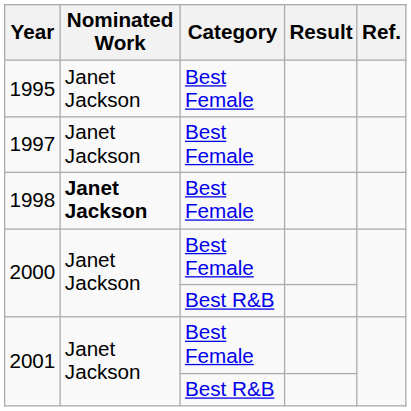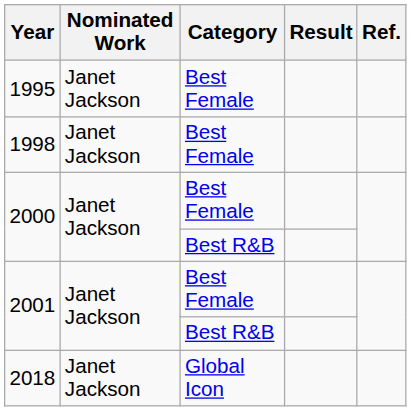- row: (32, 144)
(106, 200) bold -> (103, 144) normal
+ row: (32, 377)
